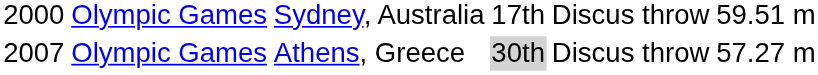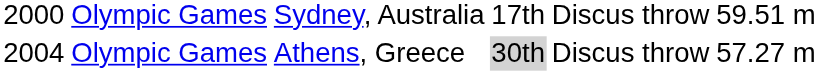(34, 53) 2007 -> (34, 53) 2004
